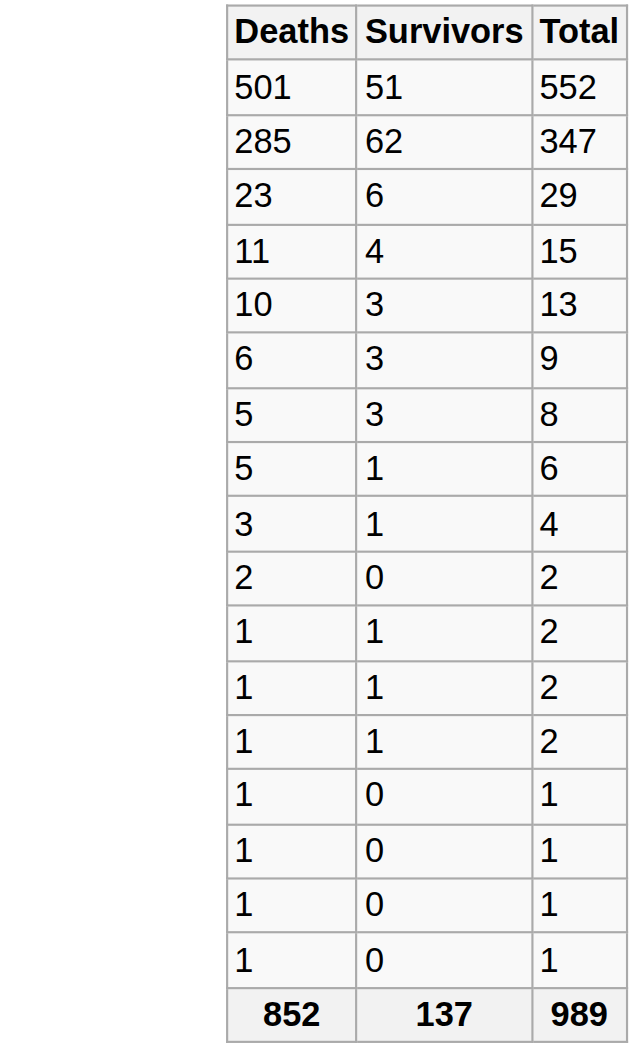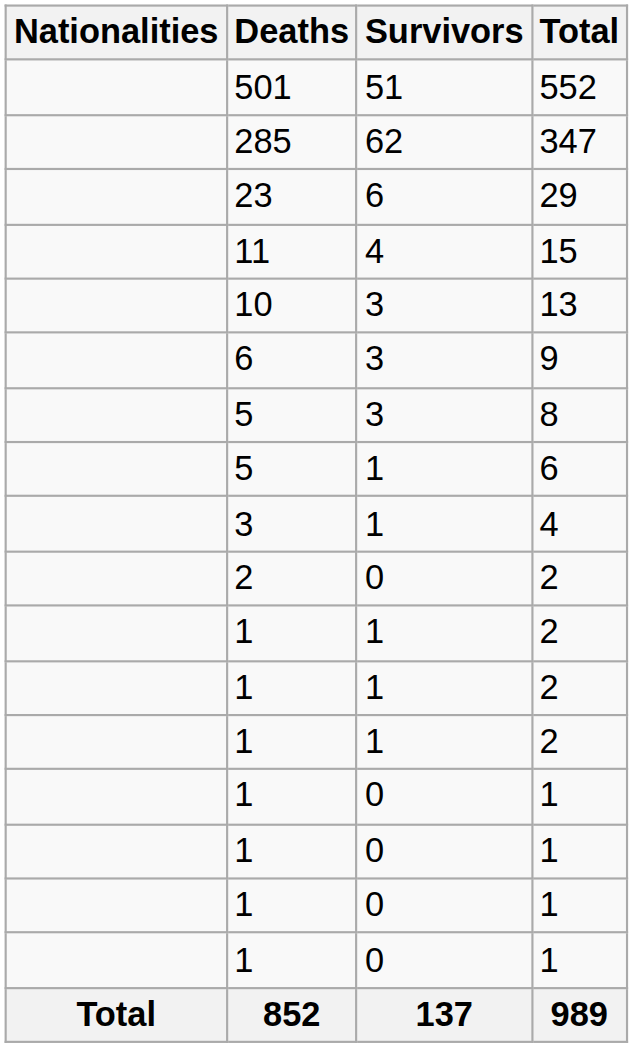+ column: (116, 32)
